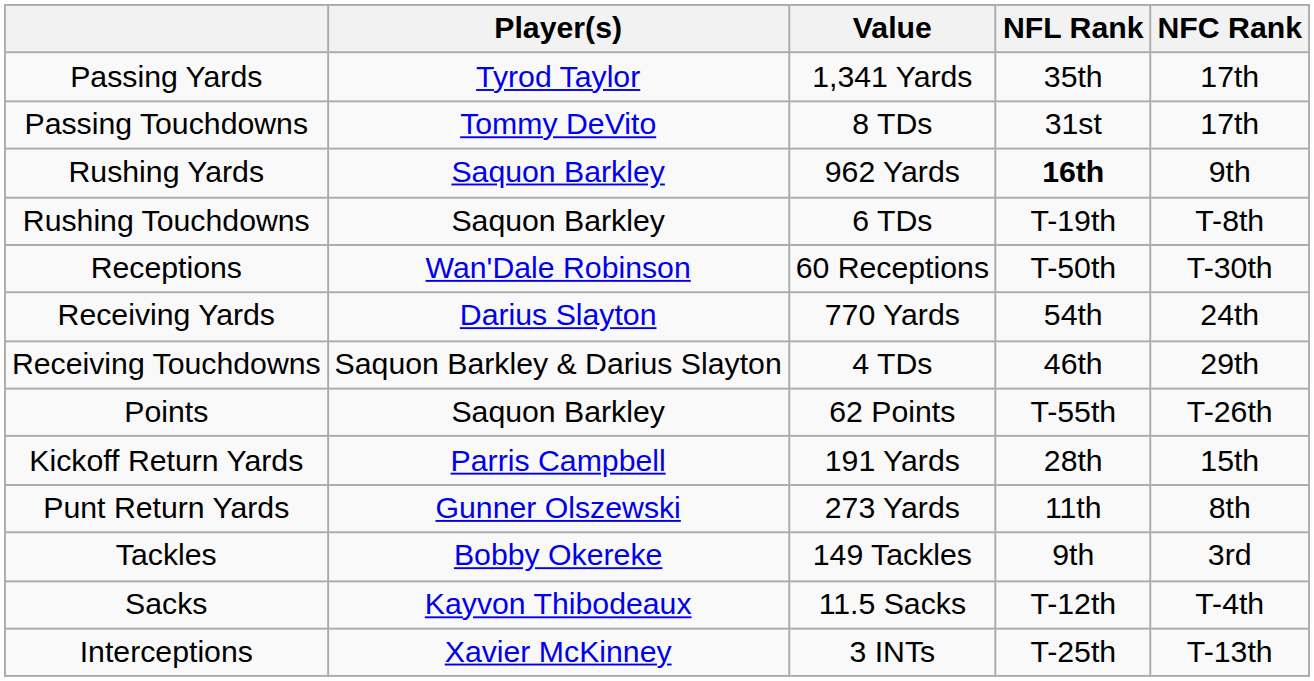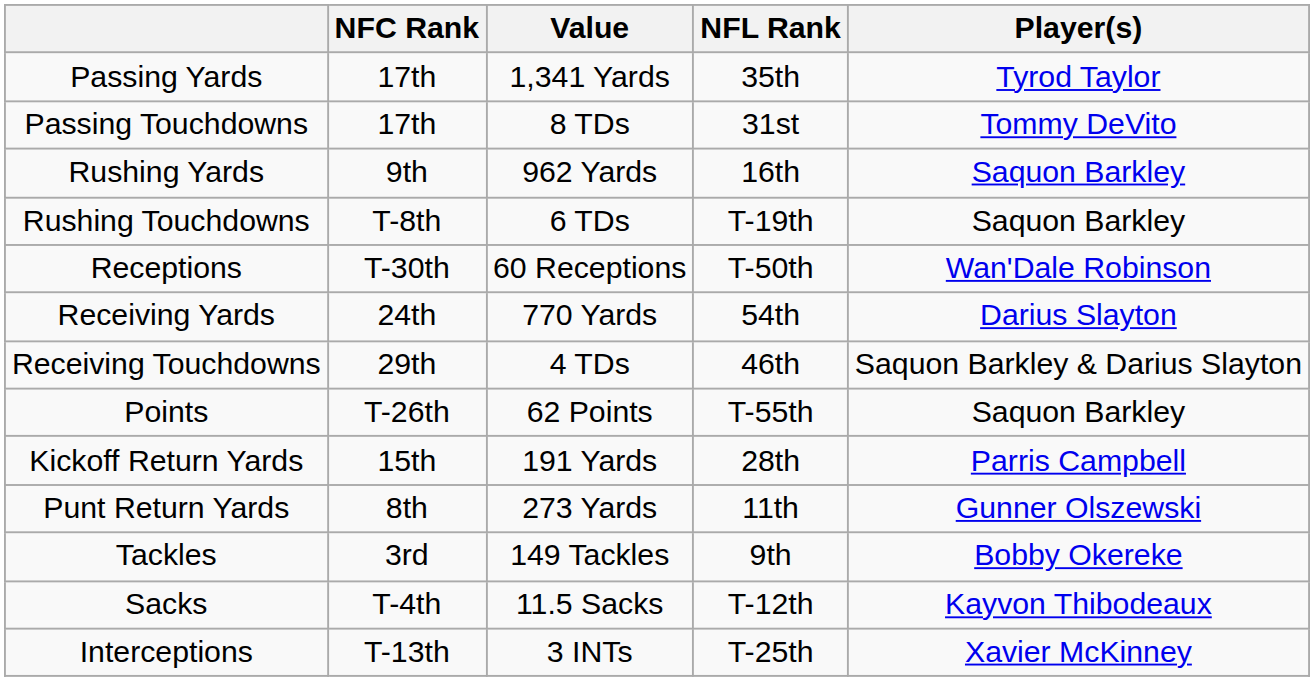columns swapped: (558, 28) <-> (1230, 28)
(1073, 172) bold -> (771, 172) normal
